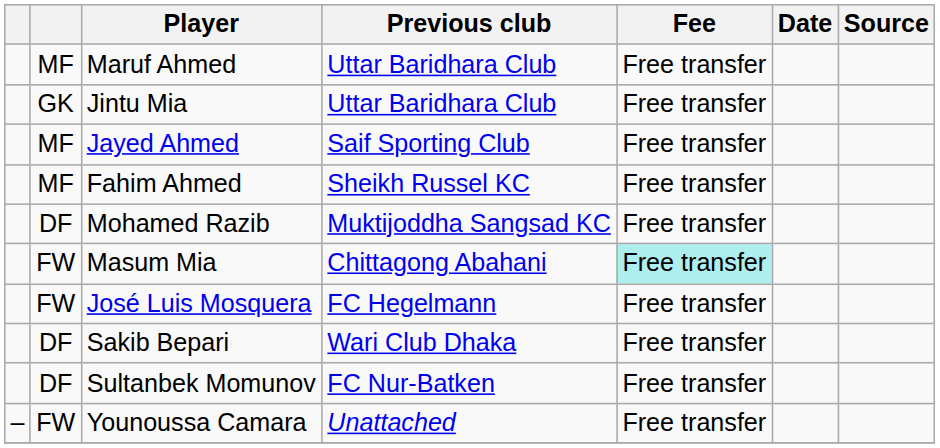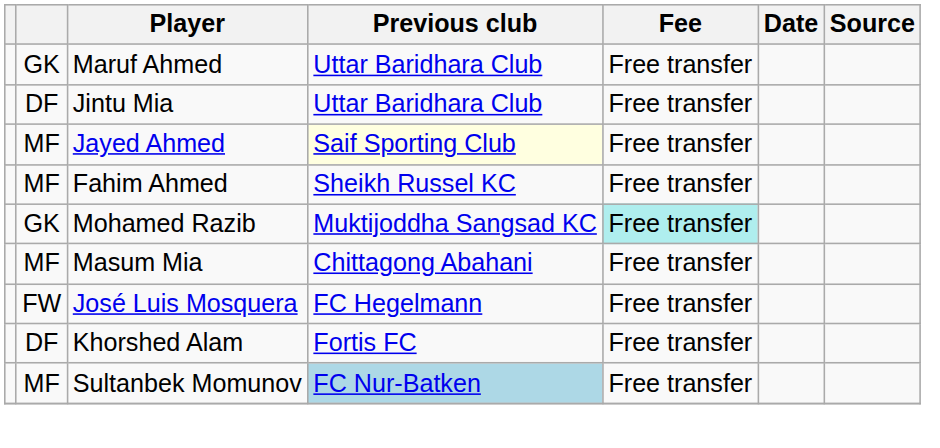(56, 64) MF -> (42, 64) GK
(56, 104) GK -> (42, 104) DF
(429, 143) no background -> (415, 143) lightyellow background
(56, 223) DF -> (42, 223) GK
(694, 223) no background -> (680, 223) paleturquoise background
(56, 263) FW -> (42, 263) MF
(694, 263) paleturquoise background -> (680, 263) no background
+ row: (158, 343)
- row: (158, 343)
(56, 382) DF -> (42, 382) MF
(411, 382) no background -> (397, 382) lightblue background
- row: (197, 422)
